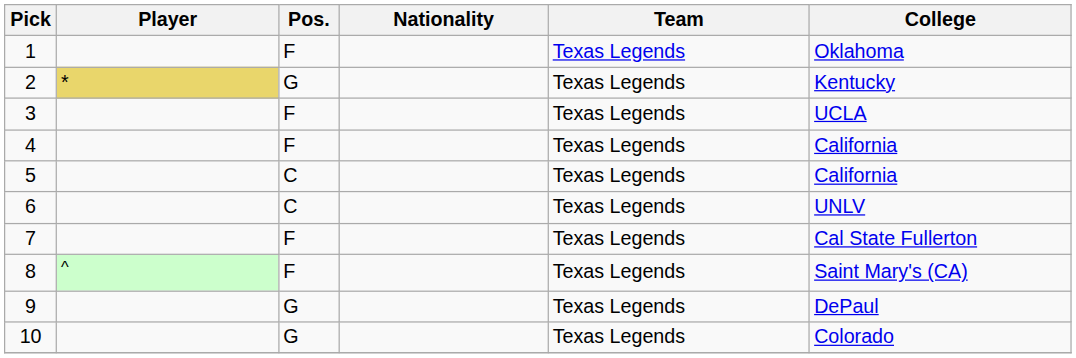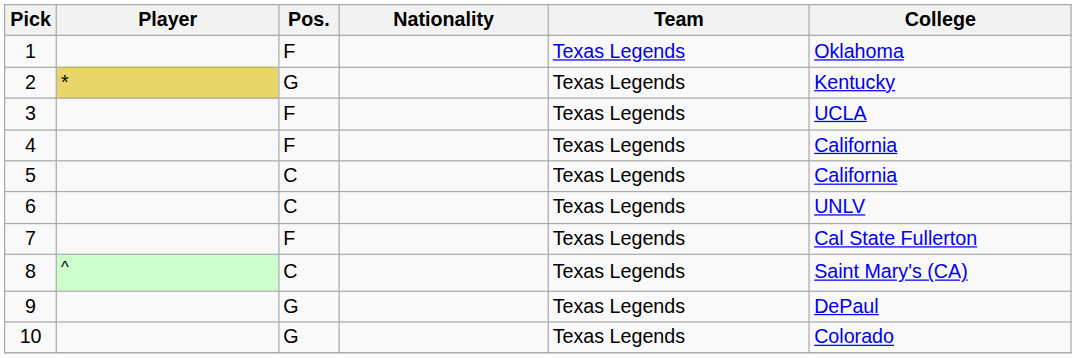(289, 272) F -> (290, 272) C
